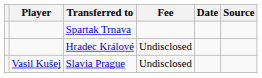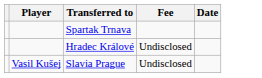- column: (239, 13)
